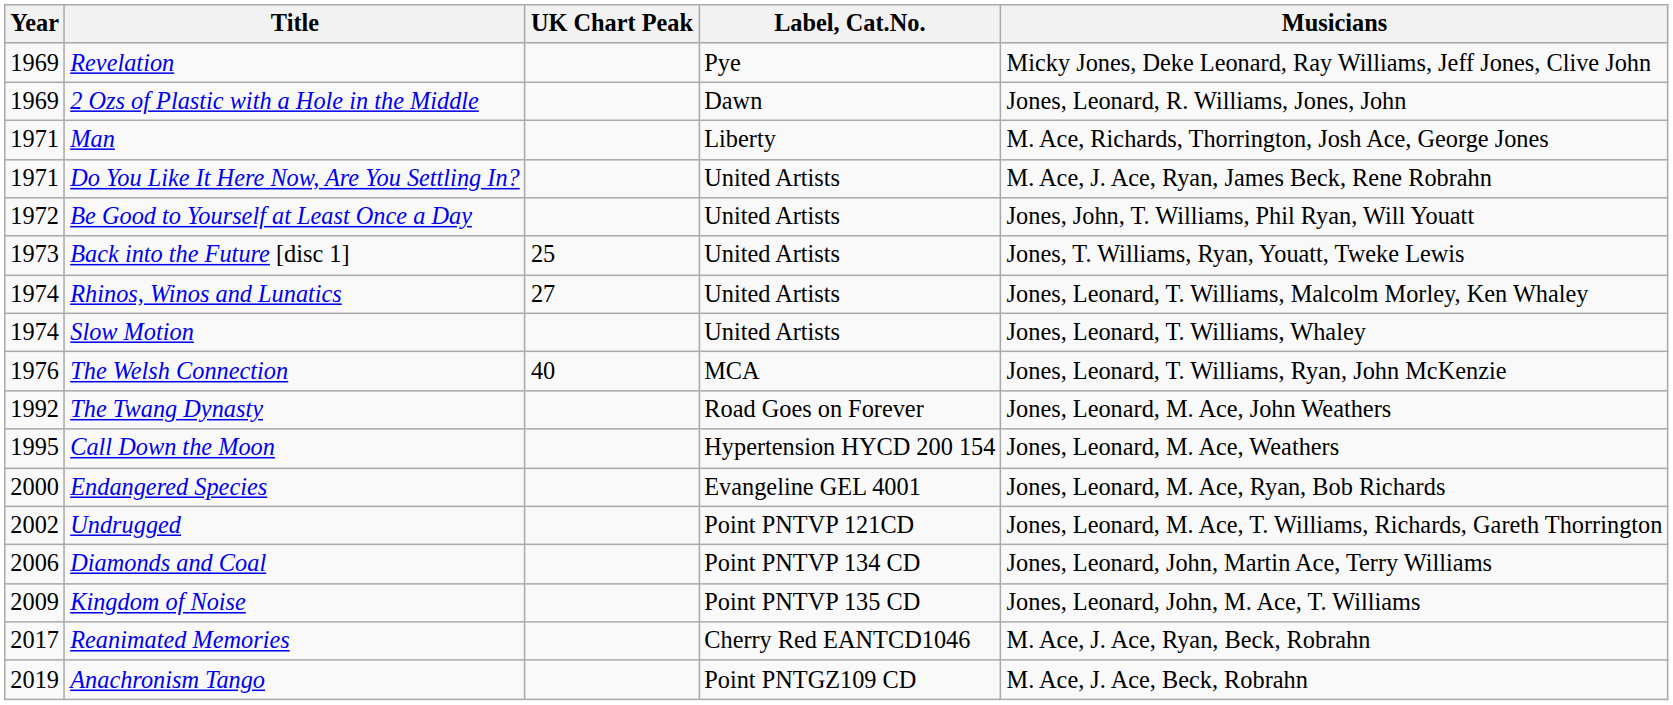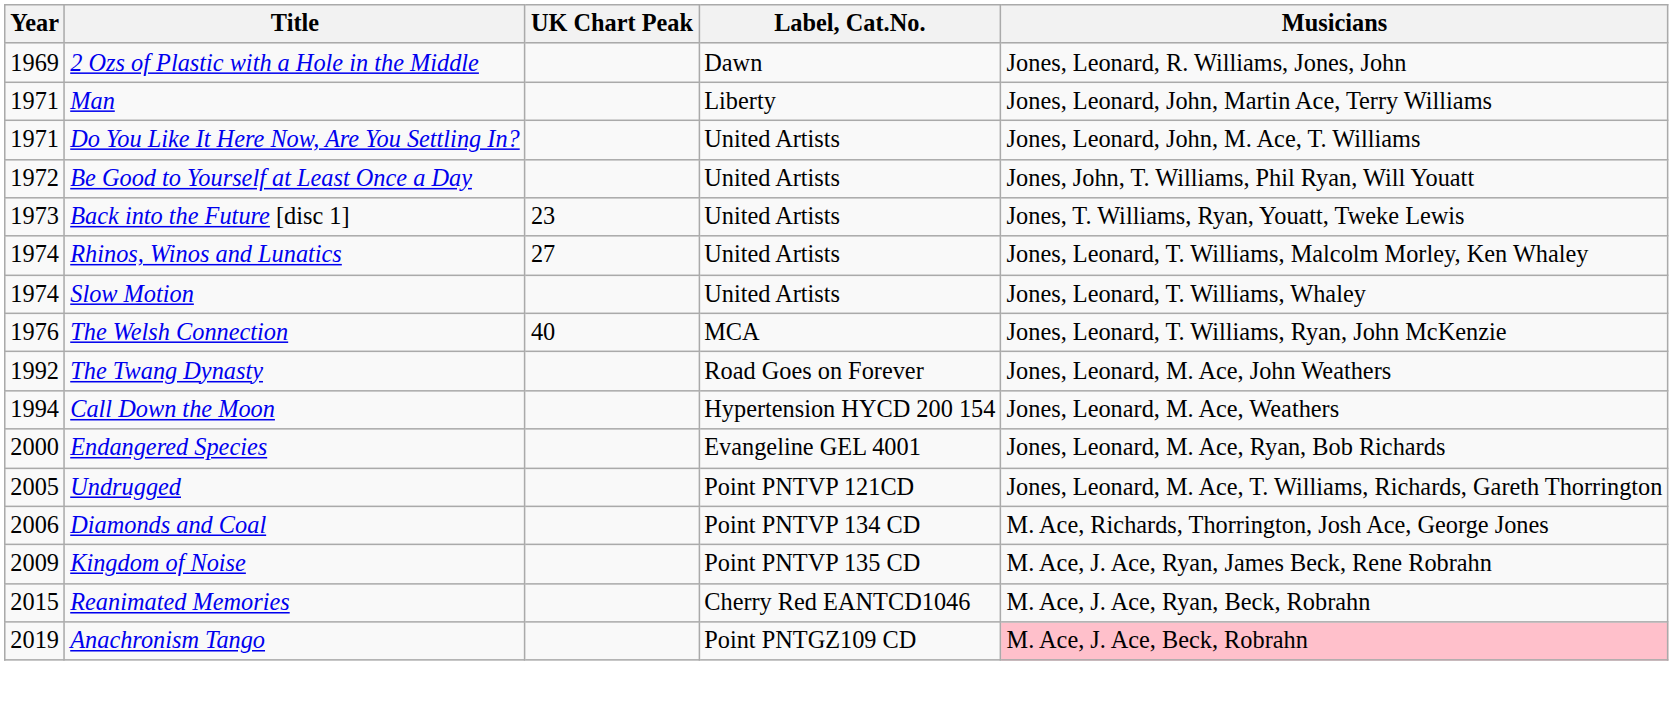- row: (122, 62)
(1278, 139) M. Ace, Richards, Thorrington, Josh Ace, George Jones -> (1249, 100) Jones, Leonard, John, Martin Ace, Terry Williams
(1249, 178) M. Ace, J. Ace, Ryan, James Beck, Rene Robrahn -> (1213, 139) Jones, Leonard, John, M. Ace, T. Williams
(543, 255) 25 -> (543, 216) 23
(35, 448) 1995 -> (35, 409) 1994
(35, 525) 2002 -> (35, 486) 2005
(1249, 563) Jones, Leonard, John, Martin Ace, Terry Williams -> (1278, 525) M. Ace, Richards, Thorrington, Josh Ace, George Jones
(1213, 602) Jones, Leonard, John, M. Ace, T. Williams -> (1249, 563) M. Ace, J. Ace, Ryan, James Beck, Rene Robrahn
(35, 640) 2017 -> (35, 602) 2015
(1157, 679) no background -> (1157, 640) pink background
